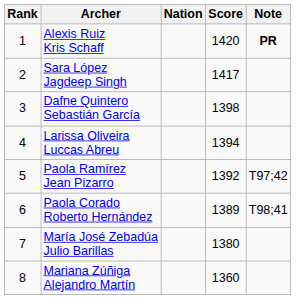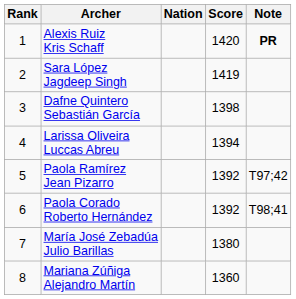(226, 75) 1417 -> (226, 75) 1419
(226, 210) 1389 -> (226, 210) 1392
